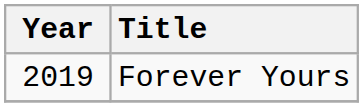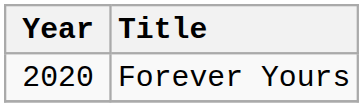(58, 78) 2019 -> (58, 78) 2020
